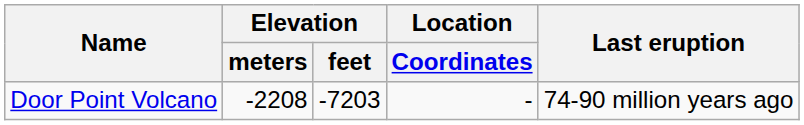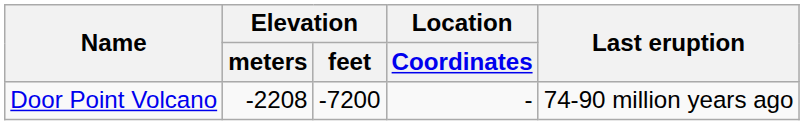(350, 100) -7203 -> (350, 100) -7200
